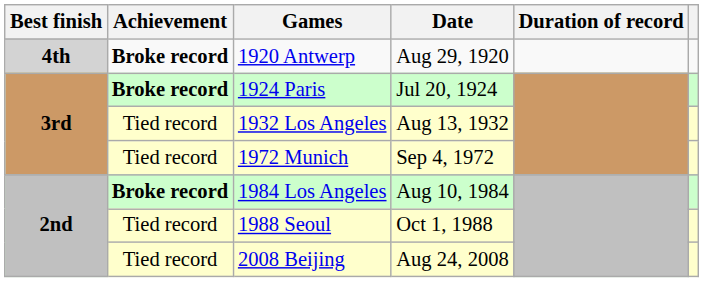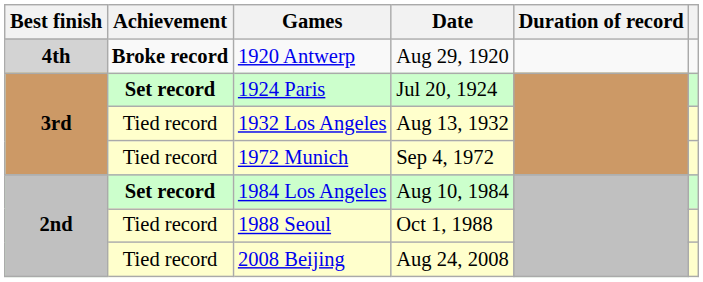(170, 89) Broke record -> (170, 89) Set record
(170, 191) Broke record -> (170, 191) Set record
